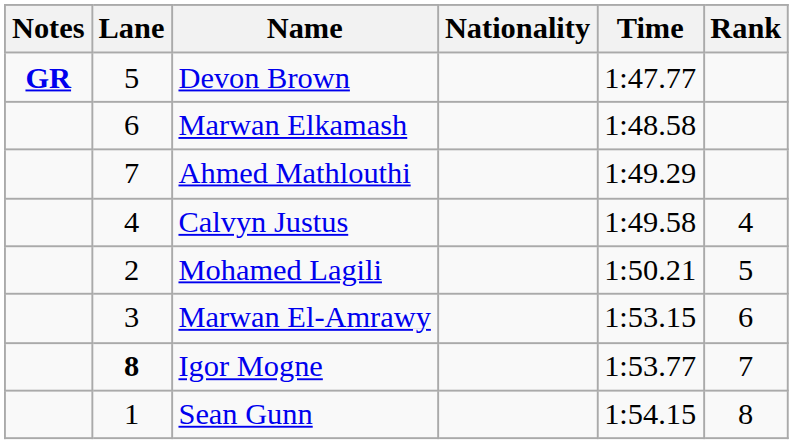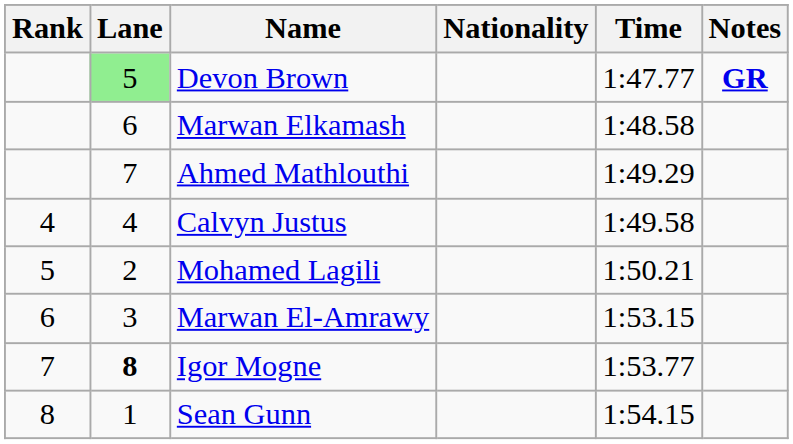columns swapped: (746, 28) <-> (48, 28)
(132, 76) no background -> (130, 76) lightgreen background
